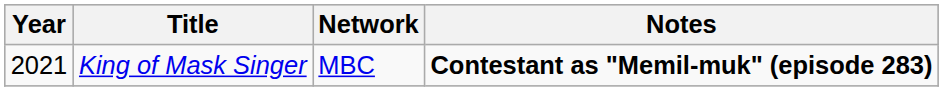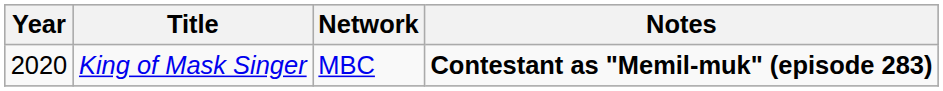(39, 65) 2021 -> (39, 65) 2020
